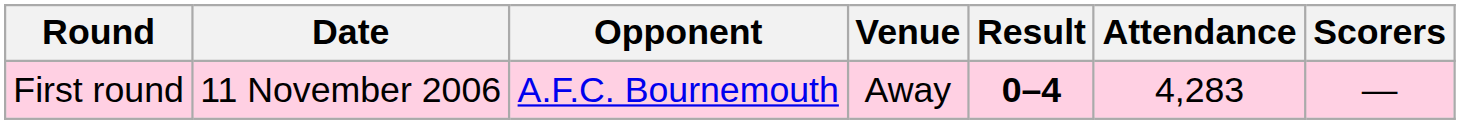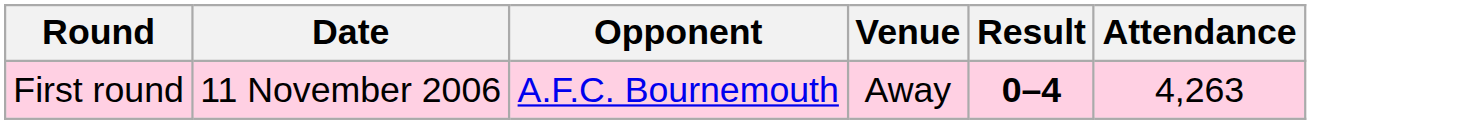- column: (1380, 32)
(1200, 89) 4,283 -> (1200, 89) 4,263
